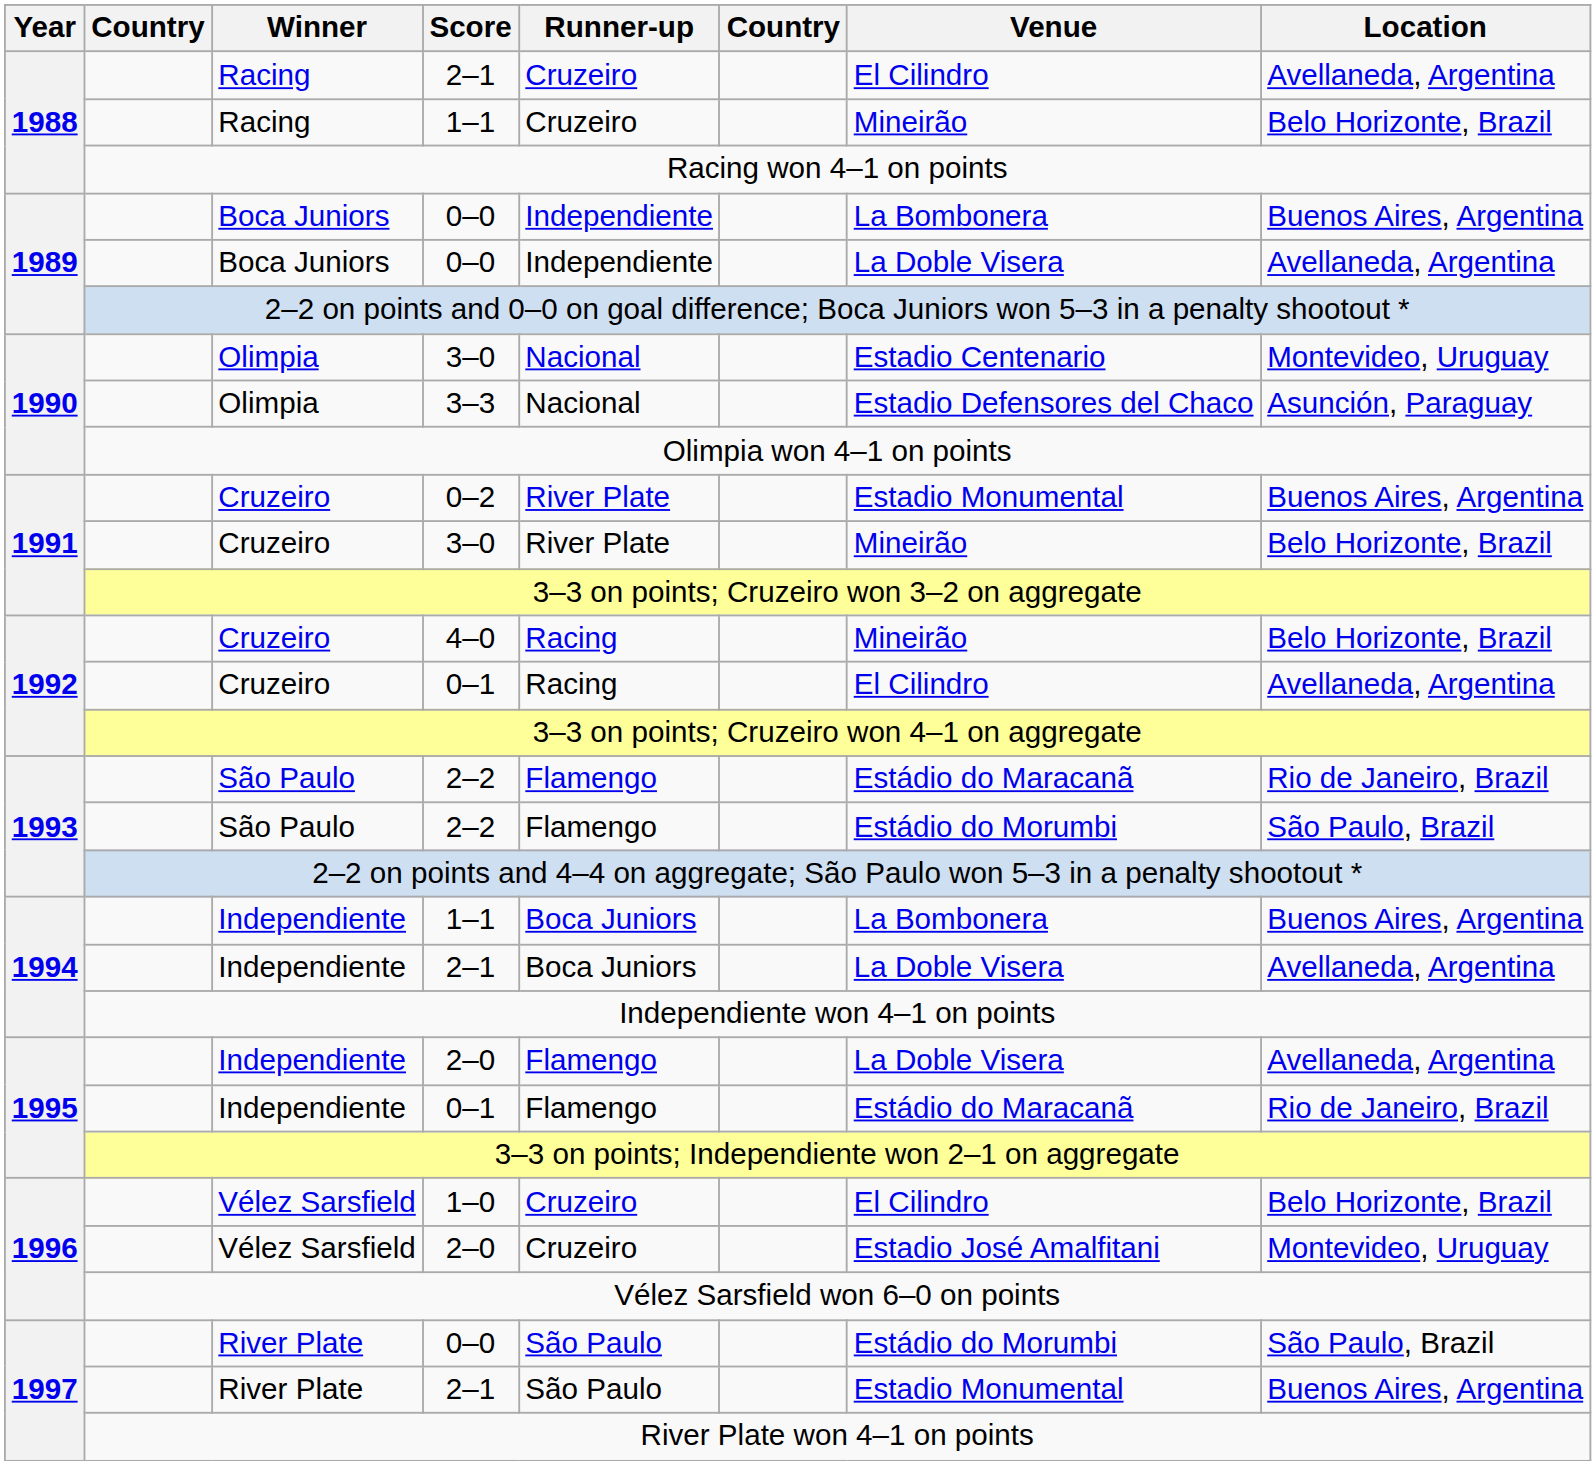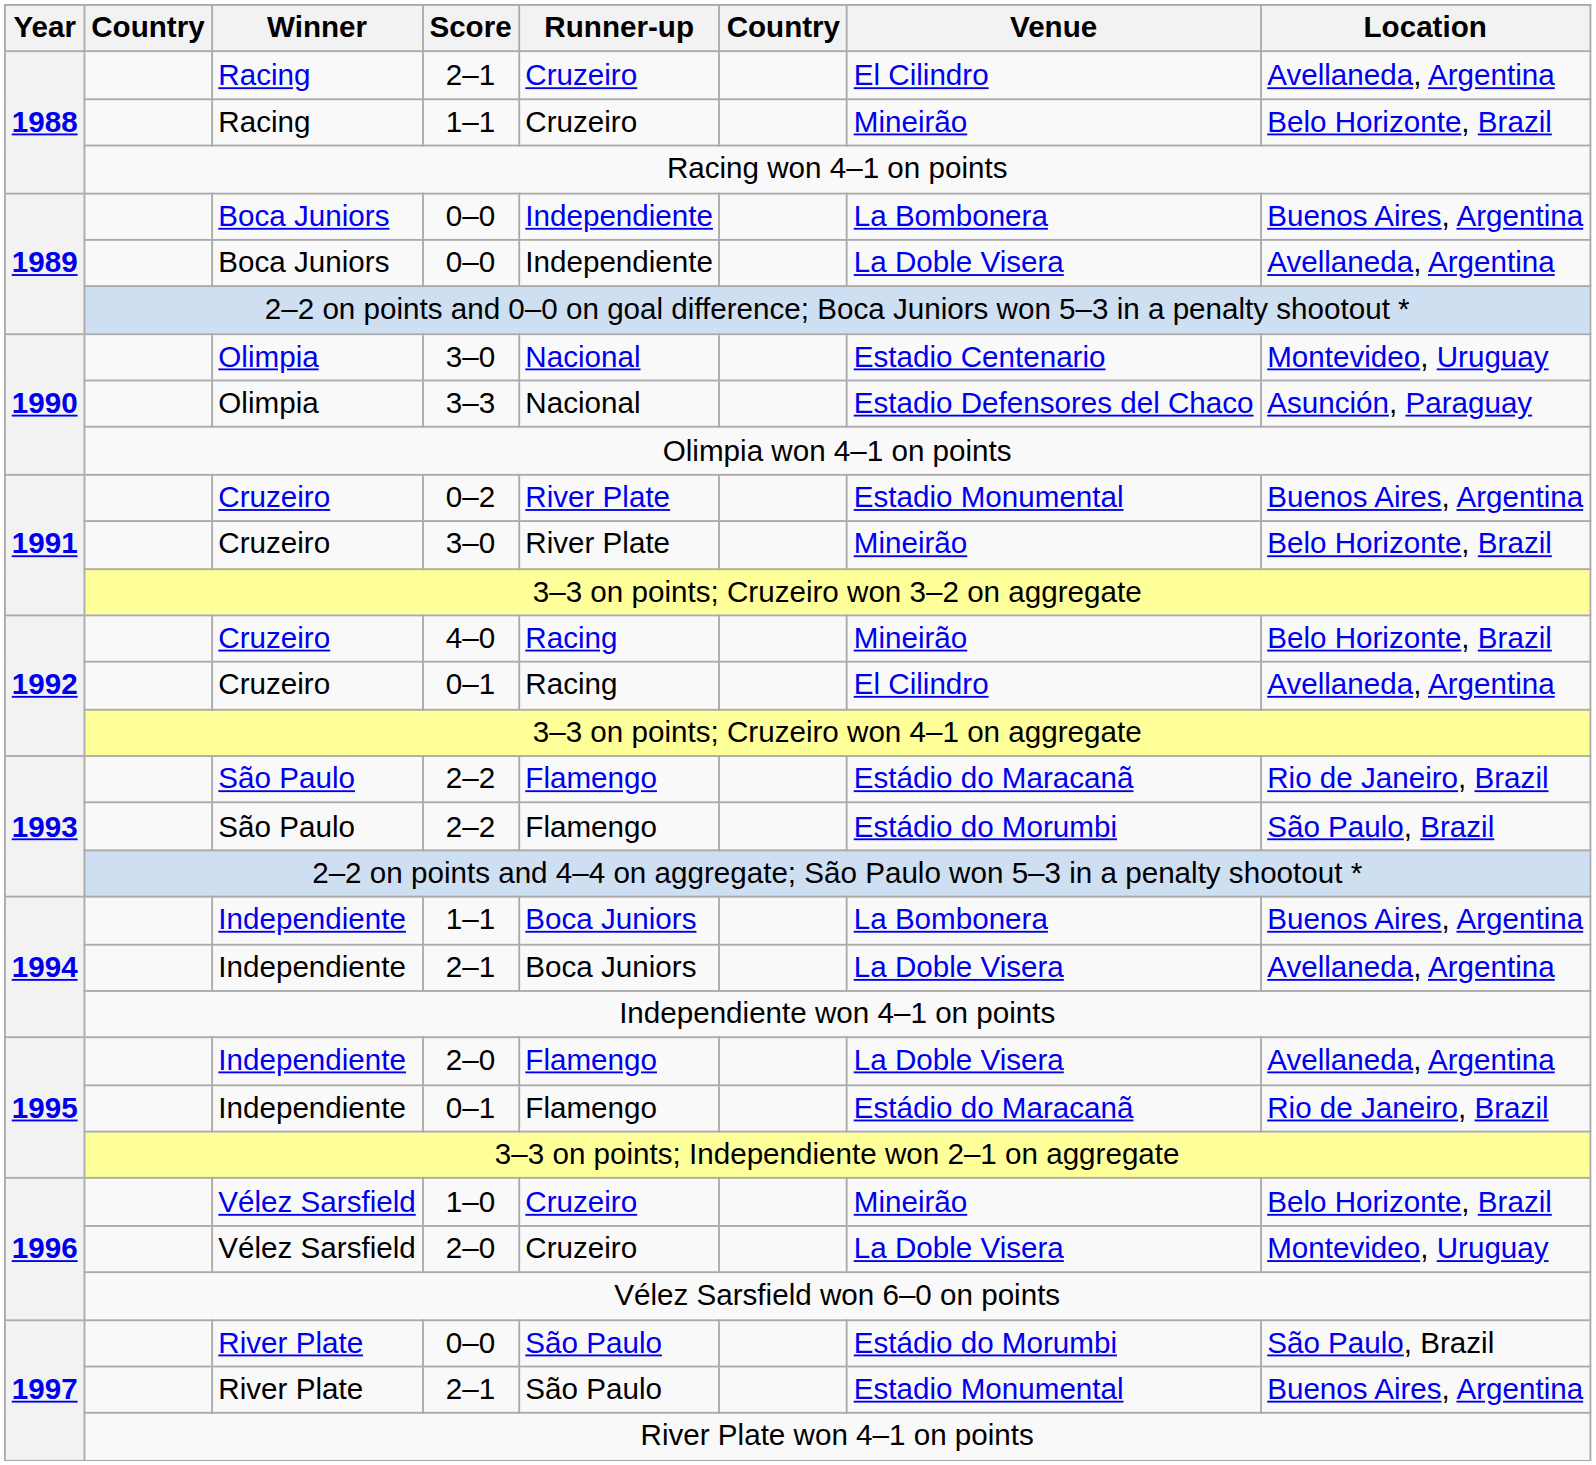(921, 1201) El Cilindro -> (910, 1201) Mineirão
(1007, 1248) Estadio José Amalfitani -> (959, 1248) La Doble Visera
